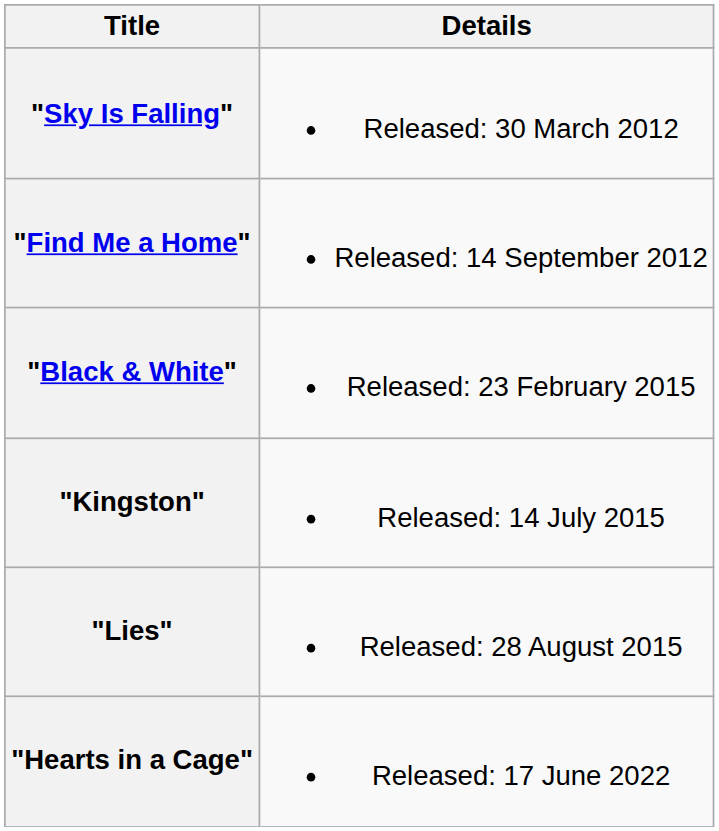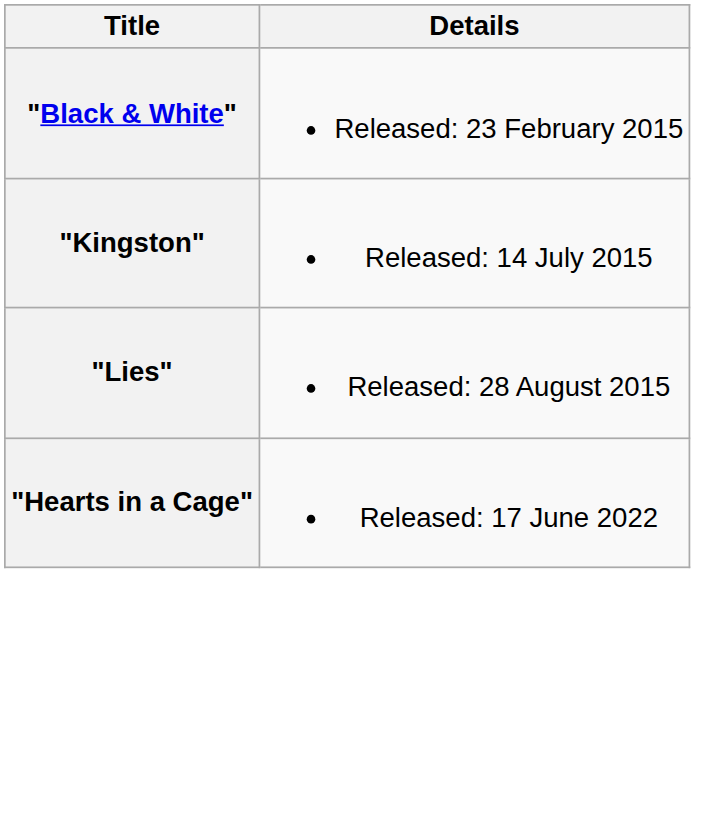- row: (132, 112)
- row: (132, 242)
